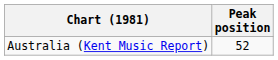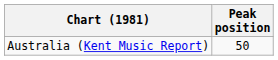(243, 46) 52 -> (243, 46) 50
